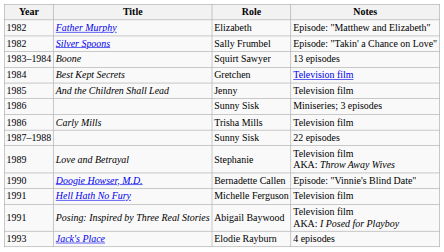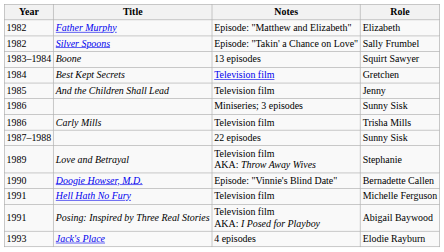columns swapped: (251, 12) <-> (365, 12)
